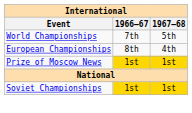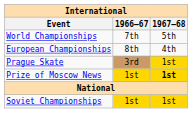+ row: (35, 62)
(169, 62) normal -> (169, 75) bold
